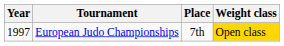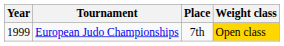(19, 31) 1997 -> (19, 31) 1999
